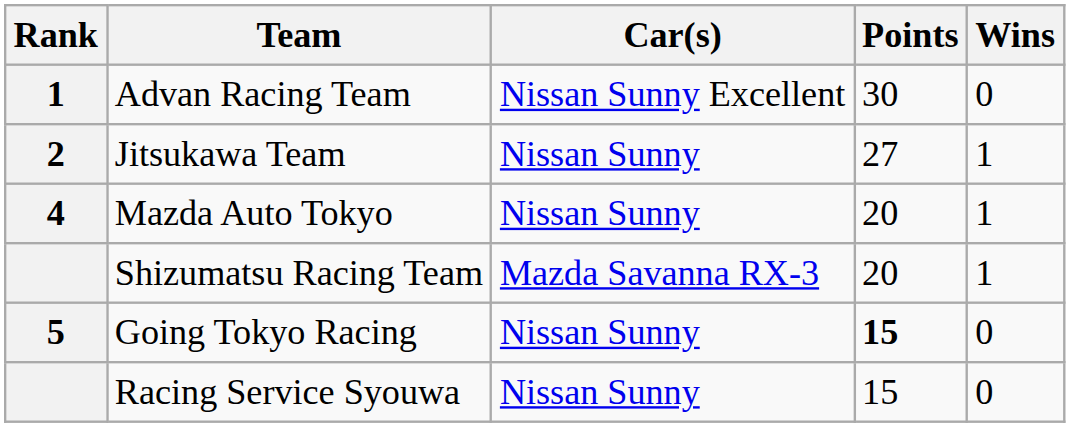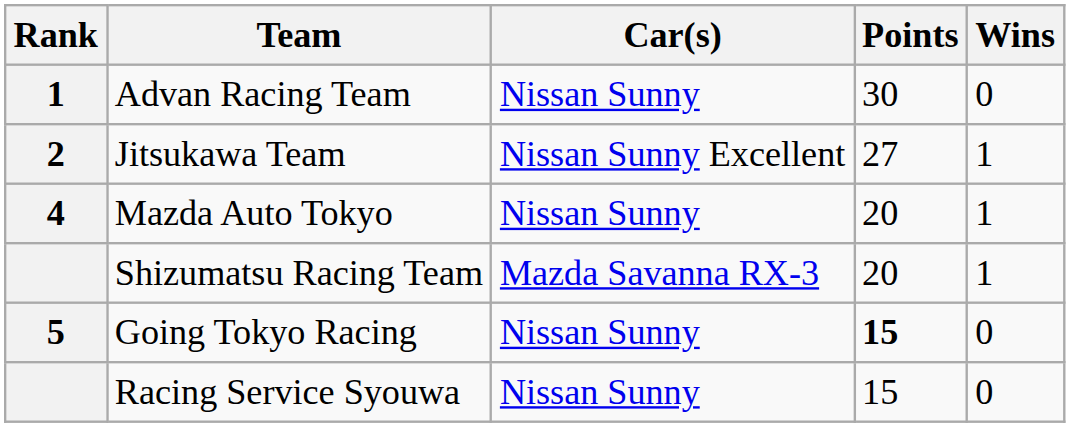(673, 94) Nissan Sunny Excellent -> (600, 94) Nissan Sunny
(600, 153) Nissan Sunny -> (673, 153) Nissan Sunny Excellent
